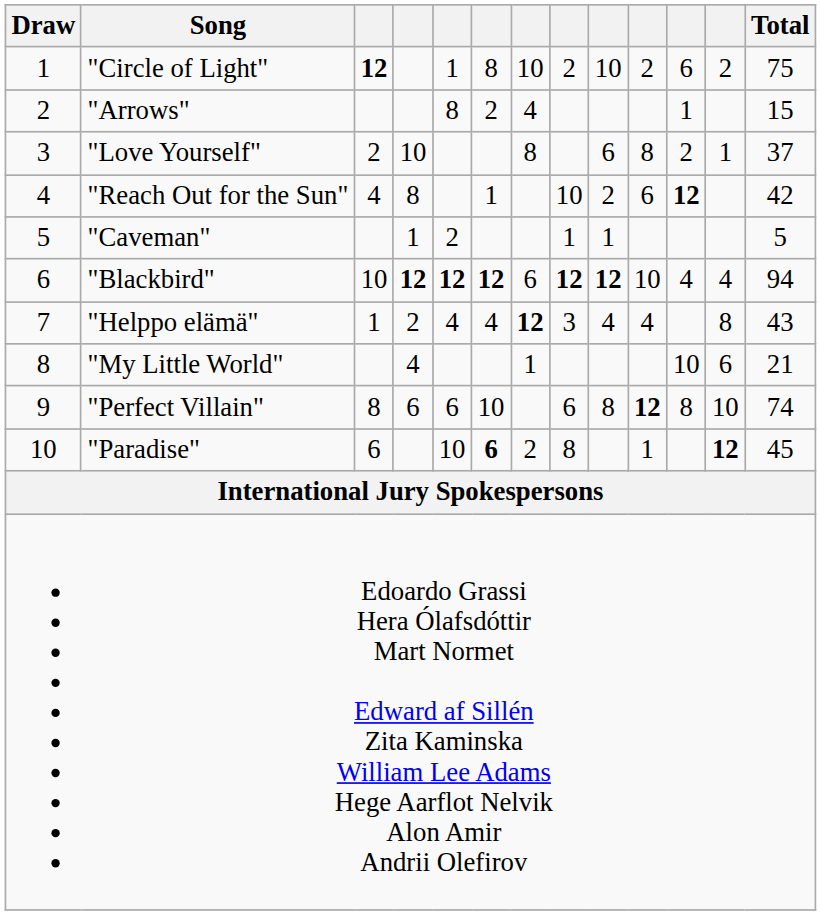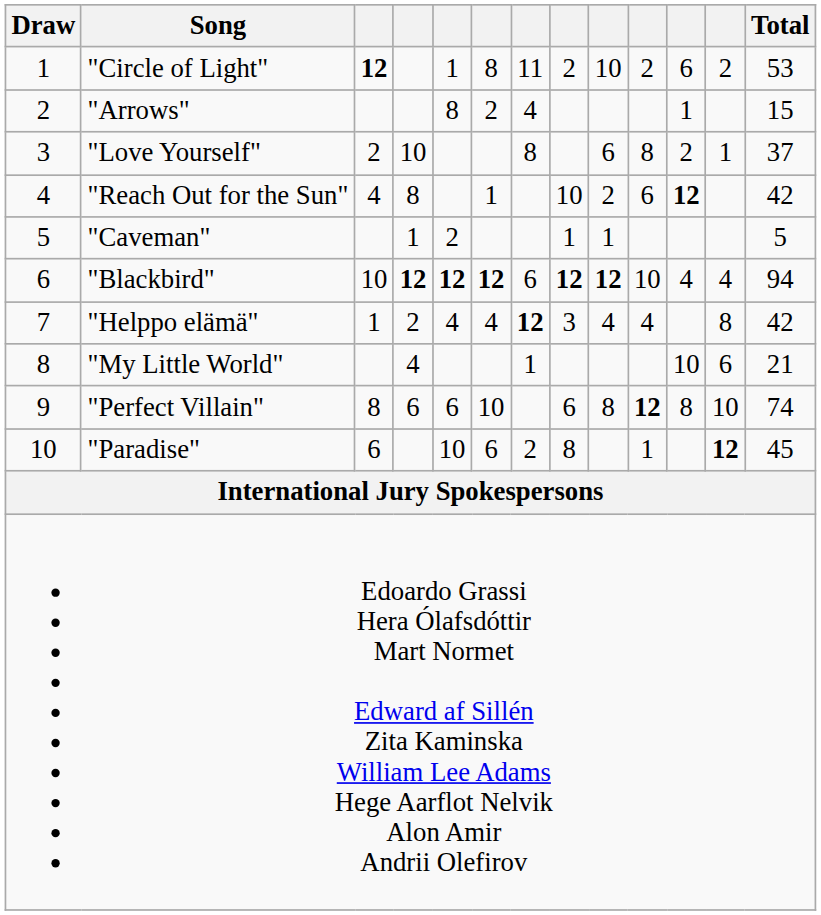(530, 68) 10 -> (530, 68) 11
(780, 68) 75 -> (780, 68) 53
(780, 322) 43 -> (780, 322) 42
(491, 449) bold -> (491, 449) normal
